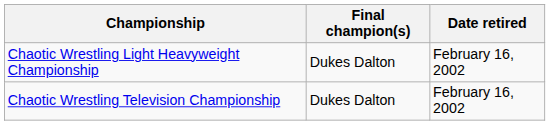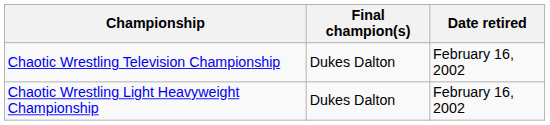rows swapped: (144, 101) <-> (124, 62)
